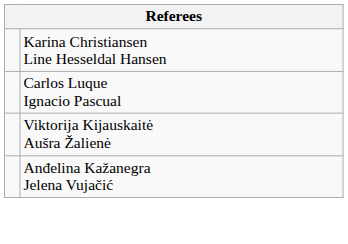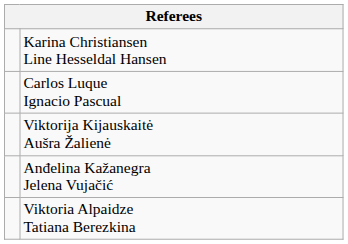+ row: (80, 218)
